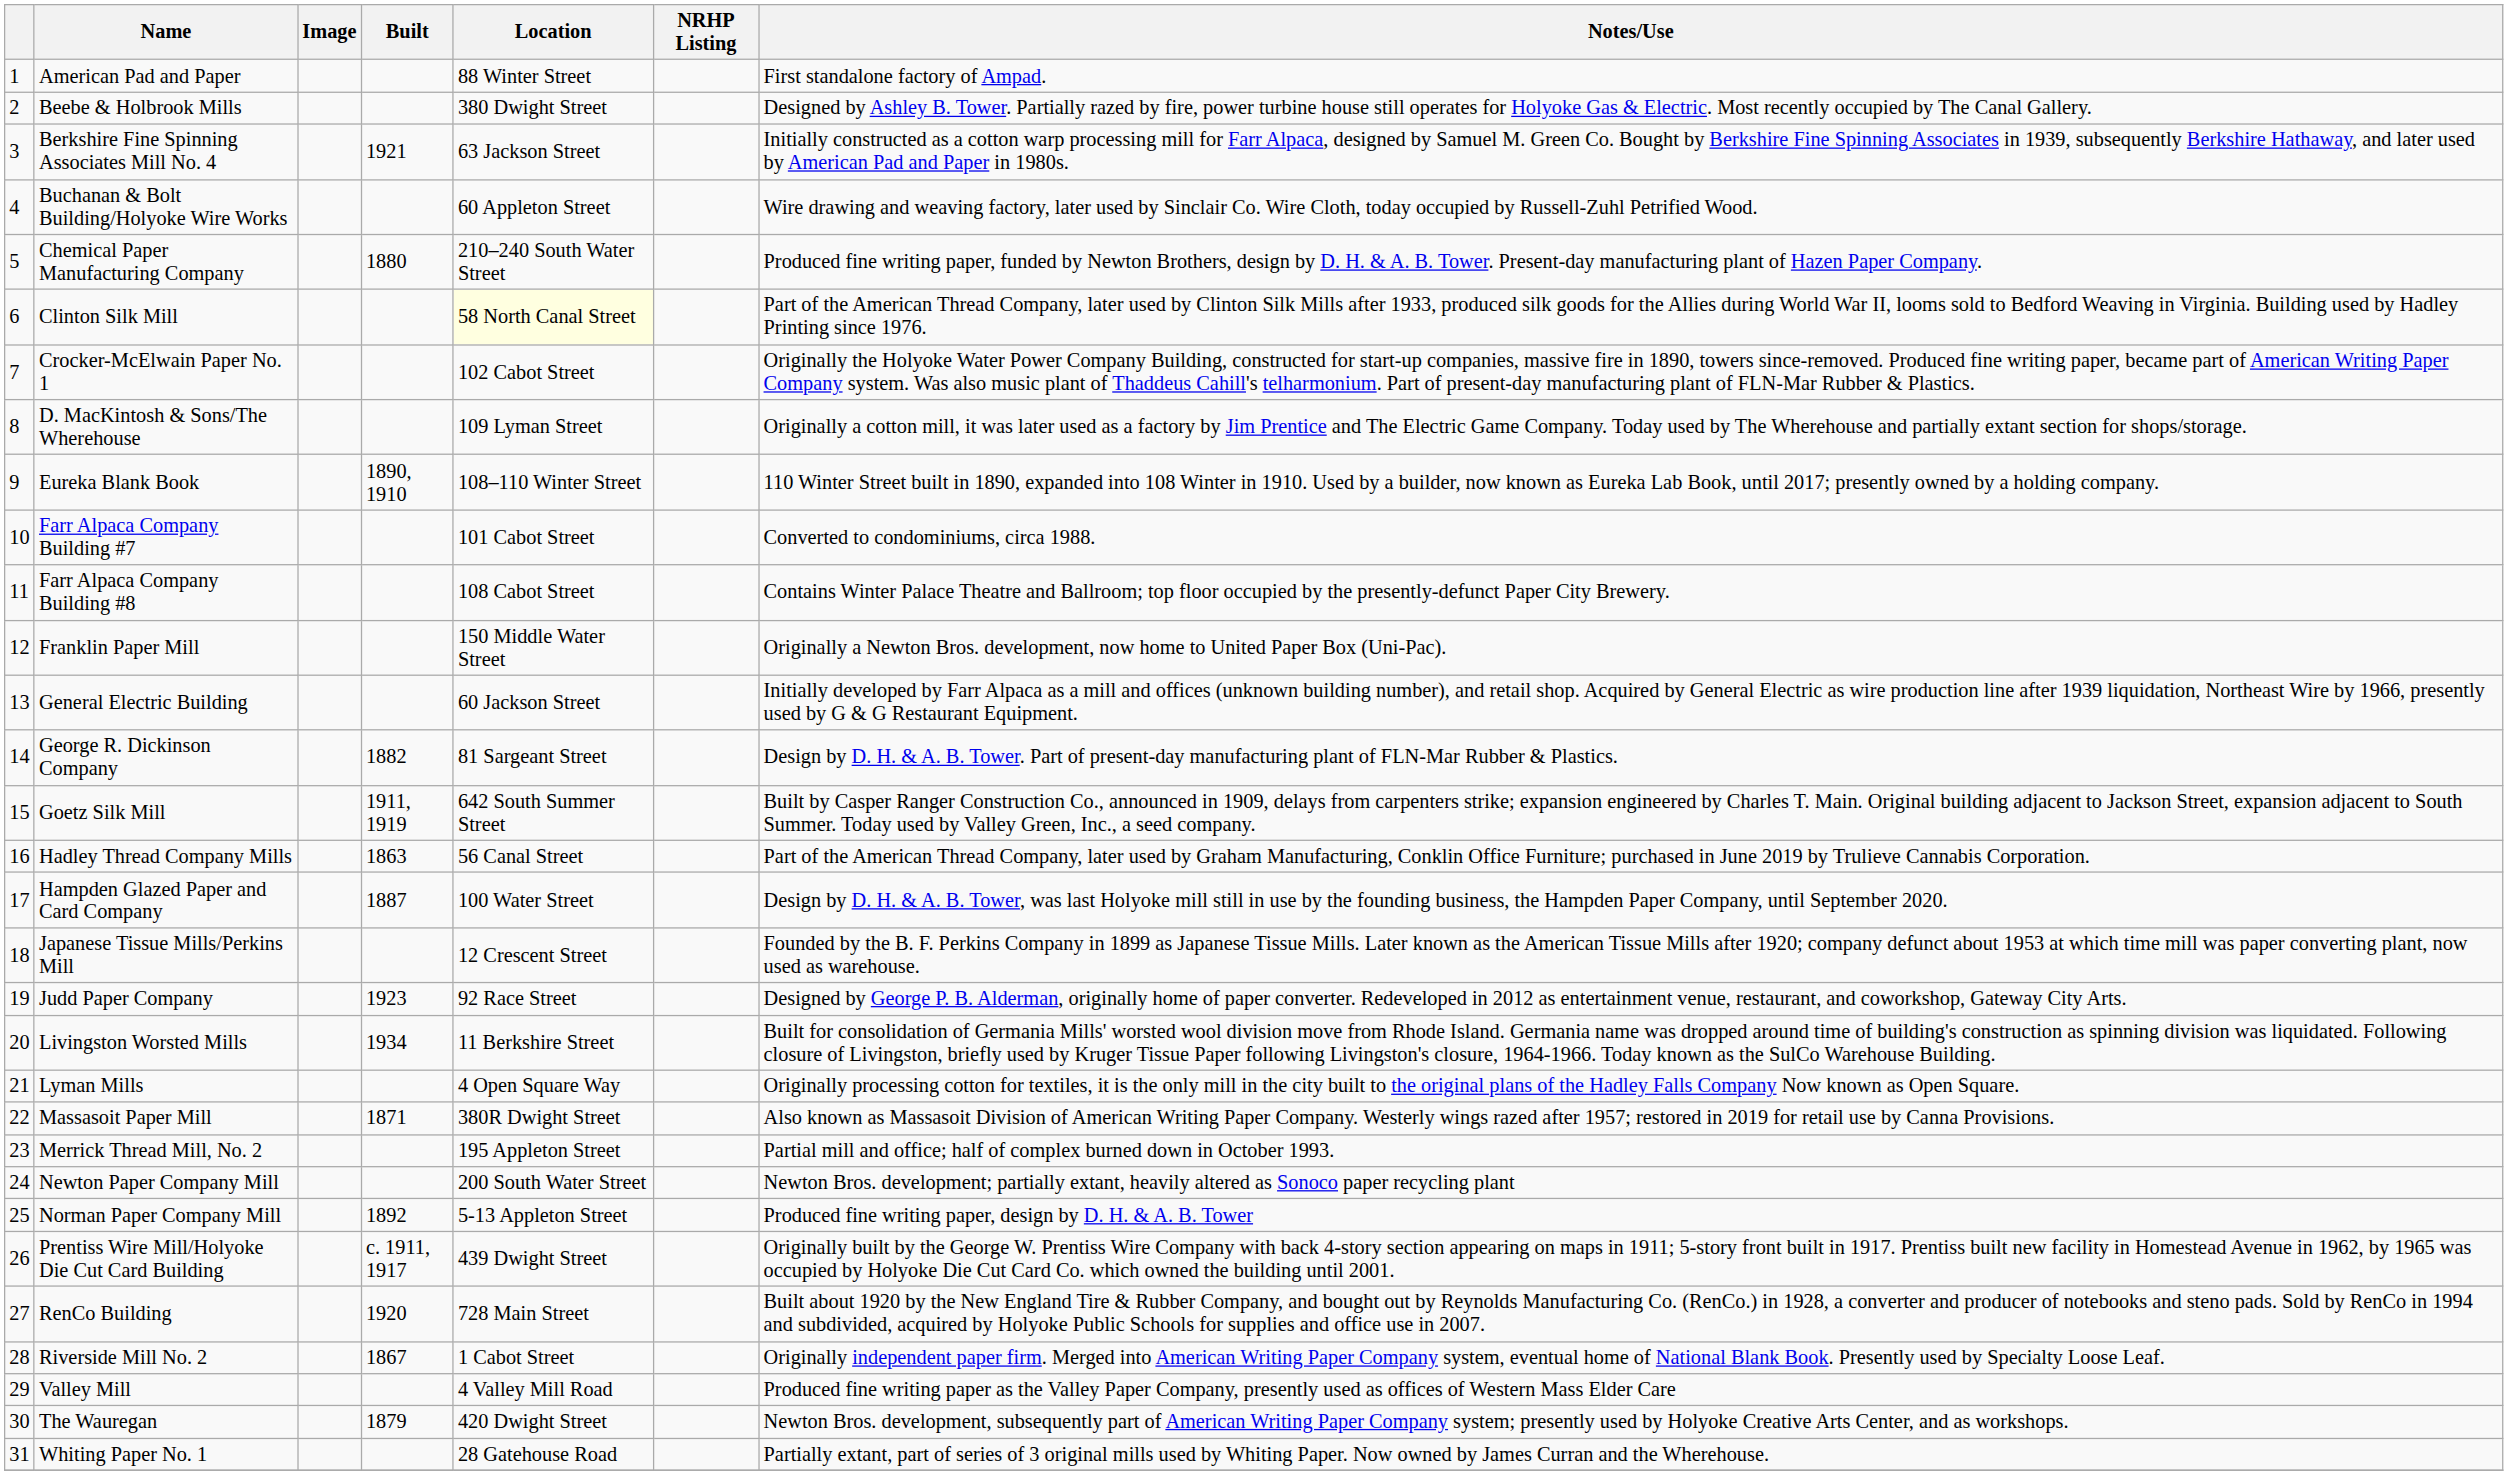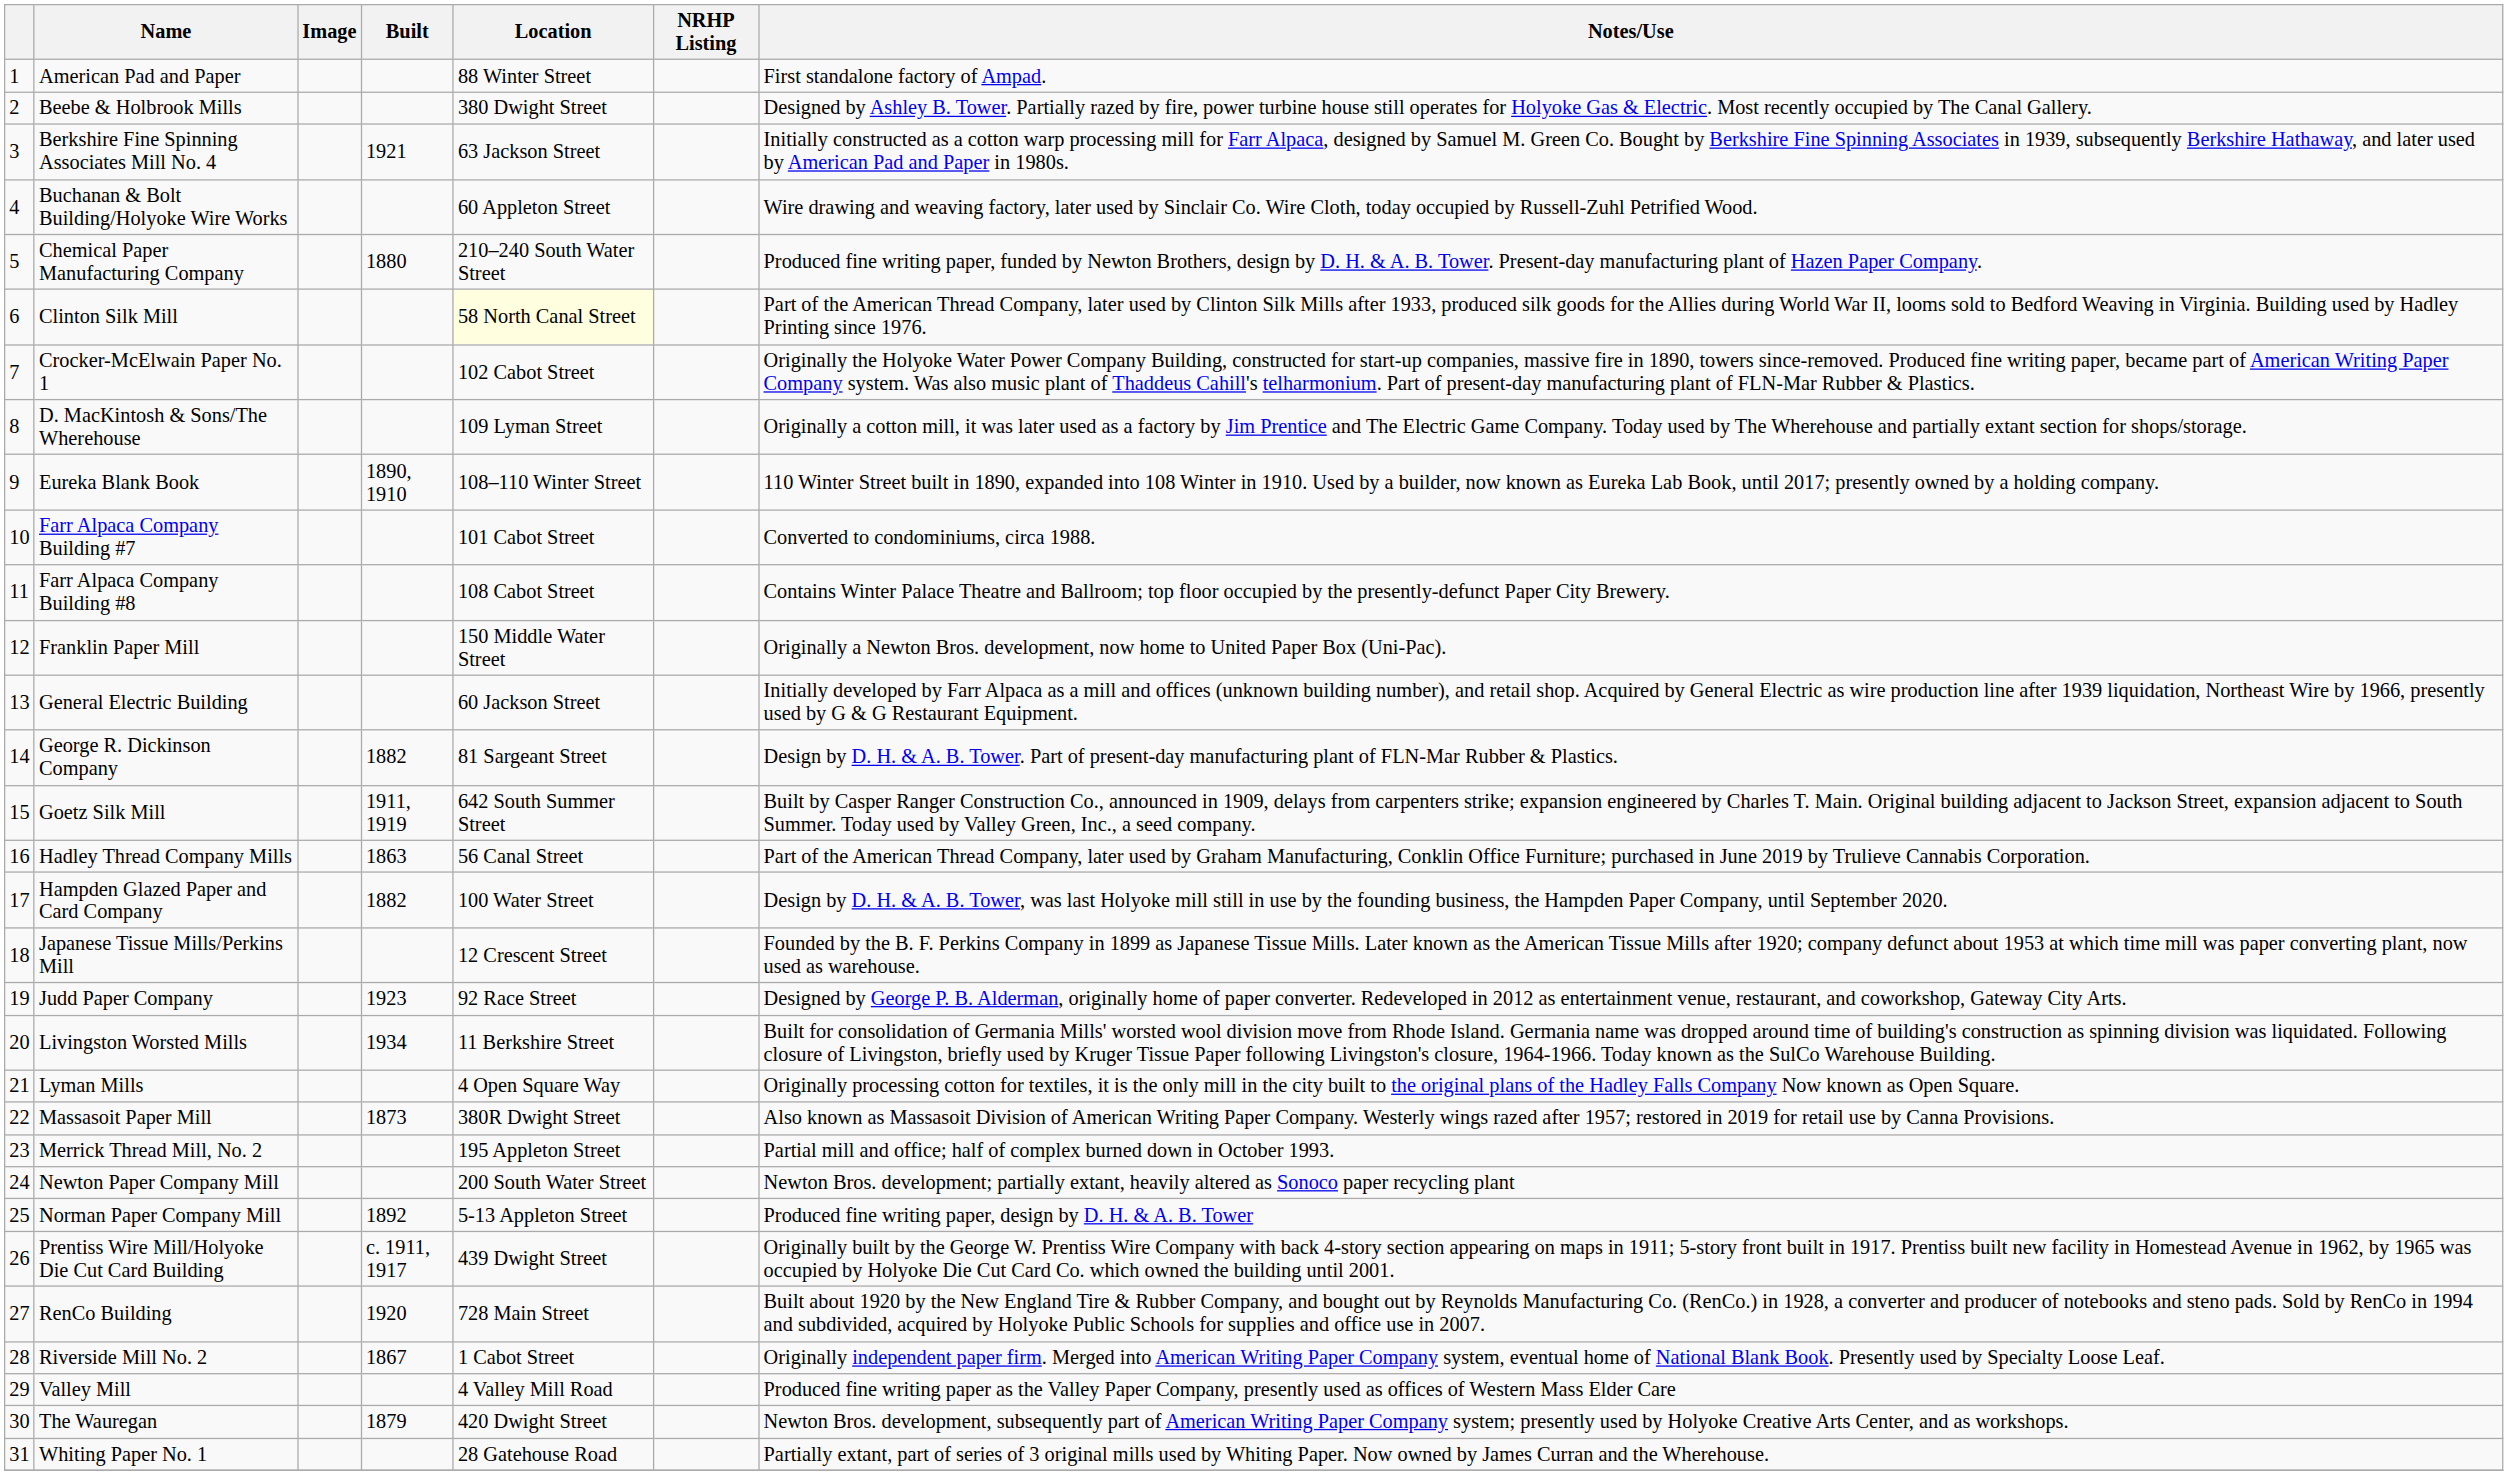(386, 899) 1887 -> (386, 899) 1882
(386, 1118) 1871 -> (386, 1118) 1873
